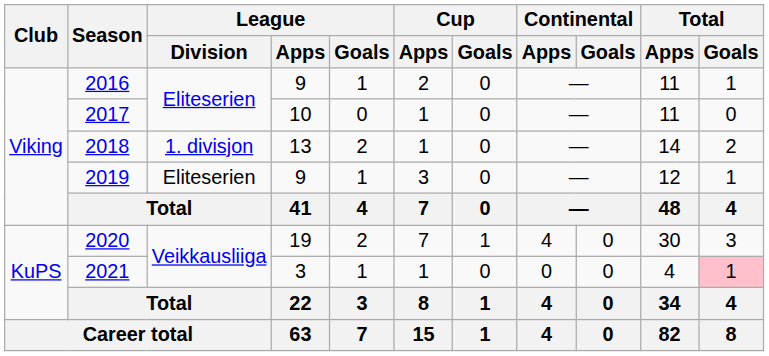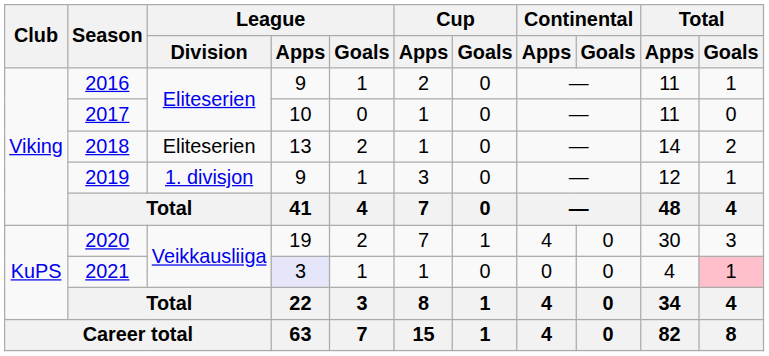(209, 146) 1. divisjon -> (209, 146) Eliteserien
(209, 177) Eliteserien -> (209, 177) 1. divisjon
(300, 271) no background -> (300, 271) lavender background
